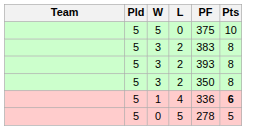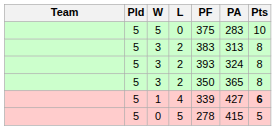+ column: (234, 13)
(205, 99) 336 -> (205, 99) 339
